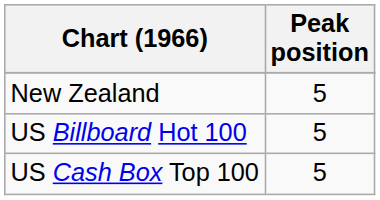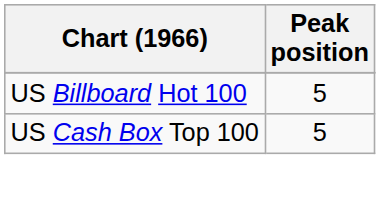- row: (85, 93)
